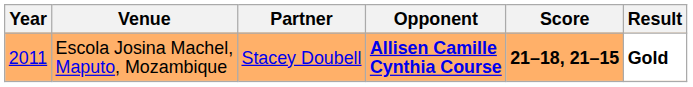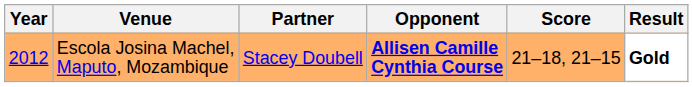(28, 57) 2011 -> (29, 57) 2012
(565, 57) bold -> (566, 57) normal
